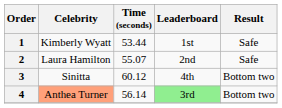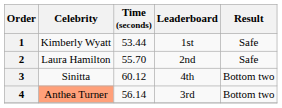(134, 59) 55.07 -> (134, 59) 55.70
(187, 94) lightgreen background -> (187, 94) no background
